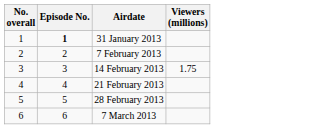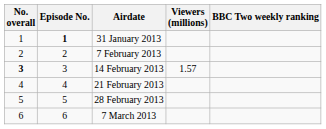+ column: (266, 17)
(21, 69) normal -> (21, 69) bold
(188, 69) 1.75 -> (188, 69) 1.57
